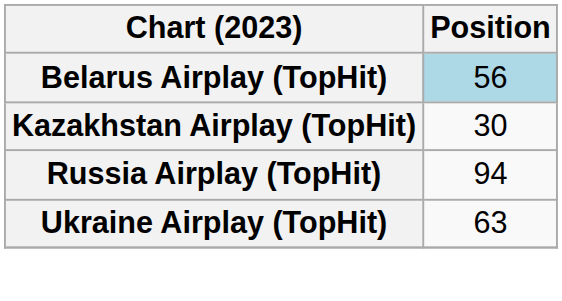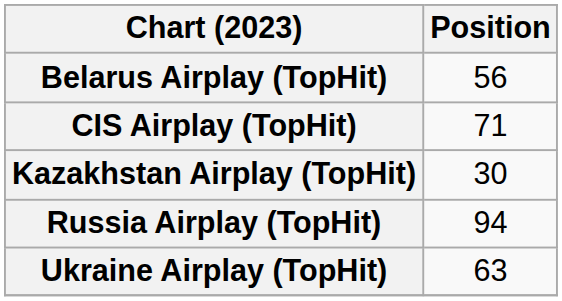(490, 77) lightblue background -> (490, 77) no background
+ row: (214, 125)
